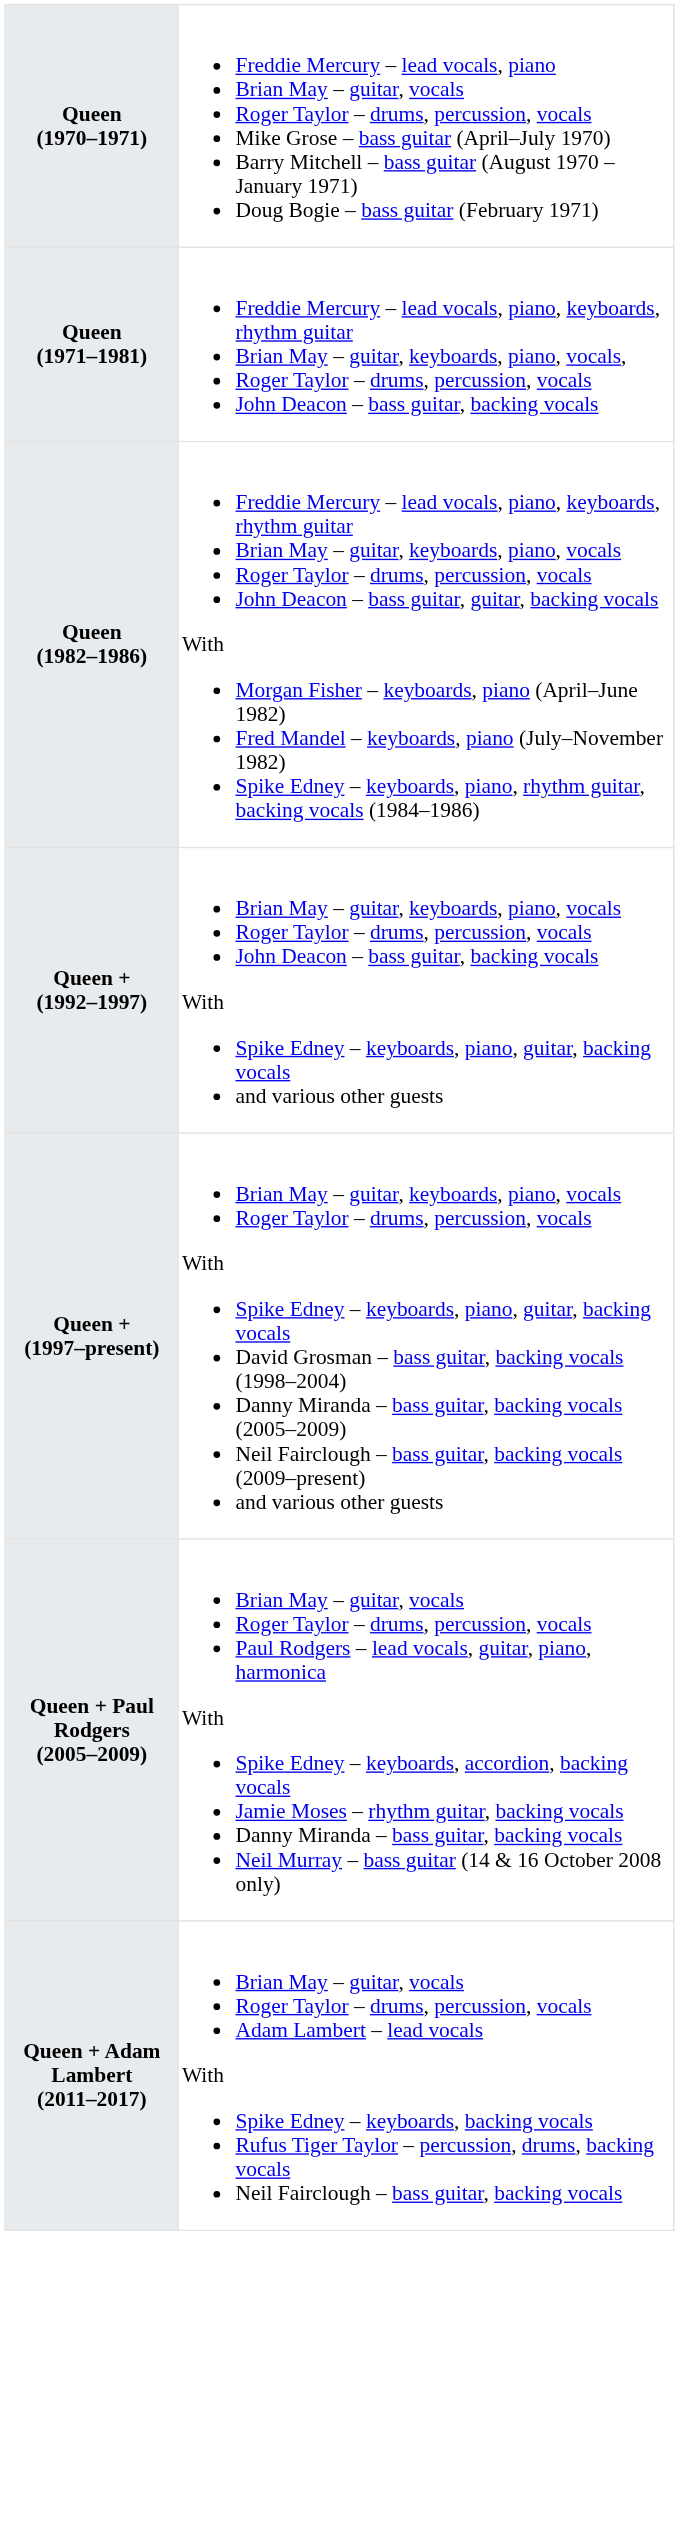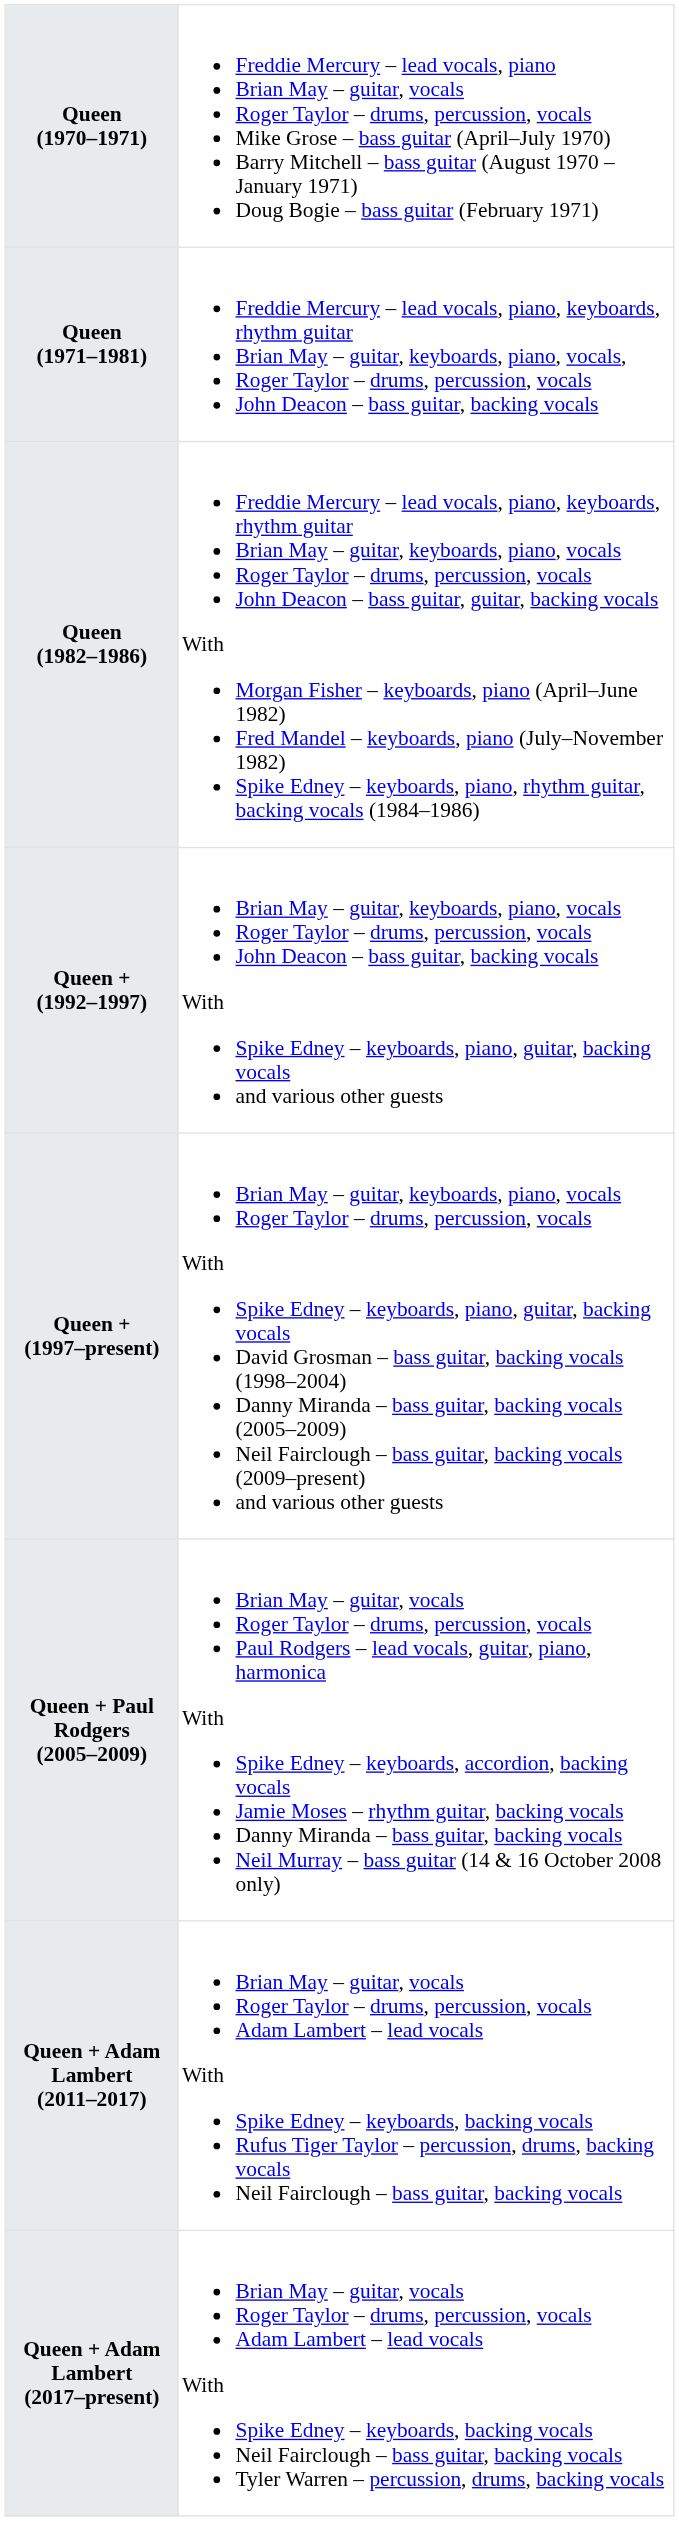+ row: (92, 2372)
